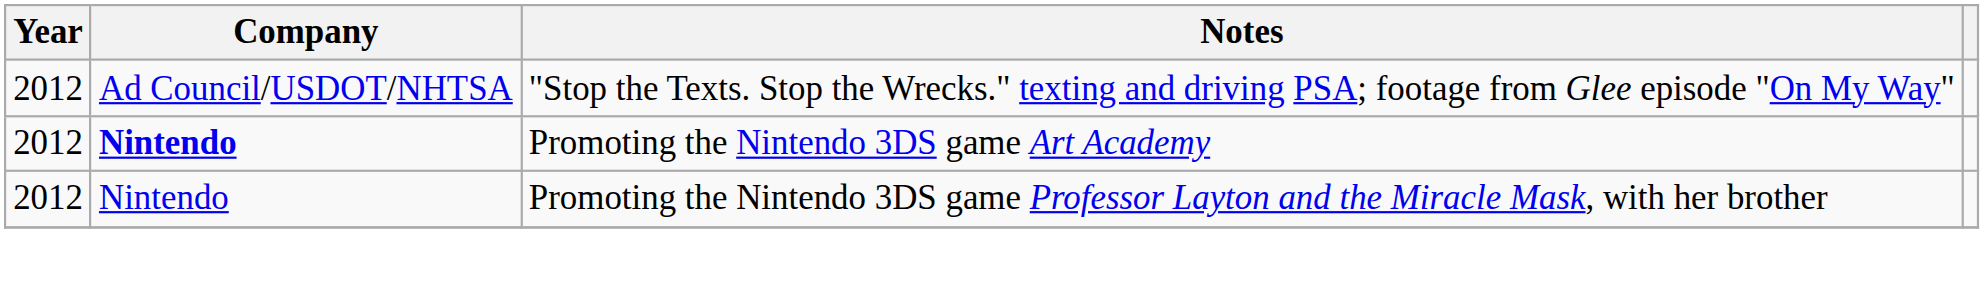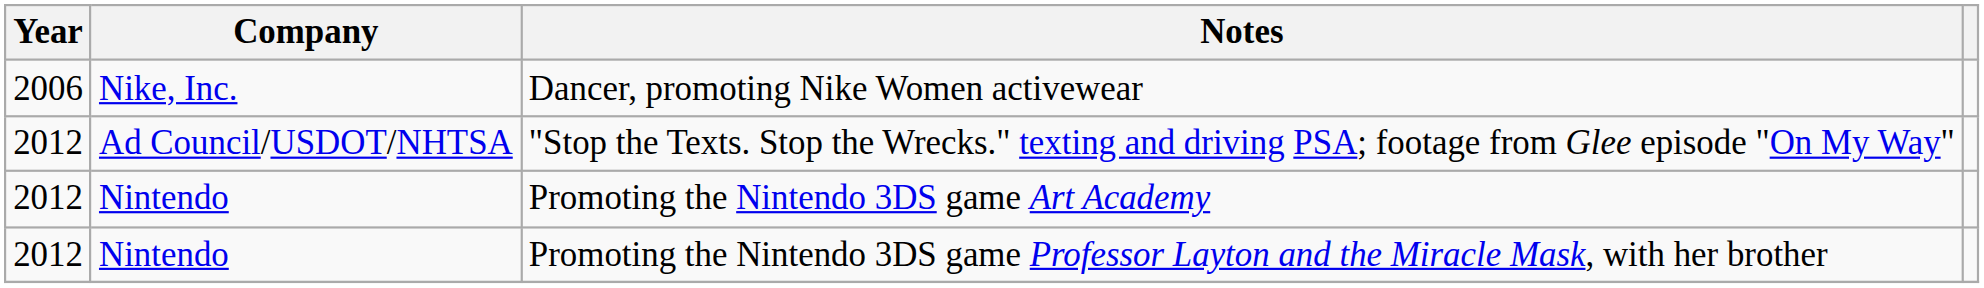+ row: (836, 87)
(168, 142) bold -> (164, 198) normal
